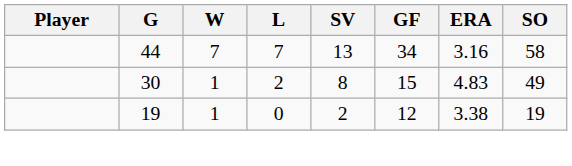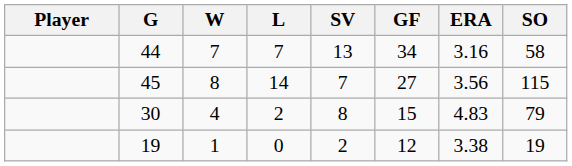+ row: (151, 82)
(215, 82) 1 -> (215, 113) 4
(535, 82) 49 -> (535, 113) 79
